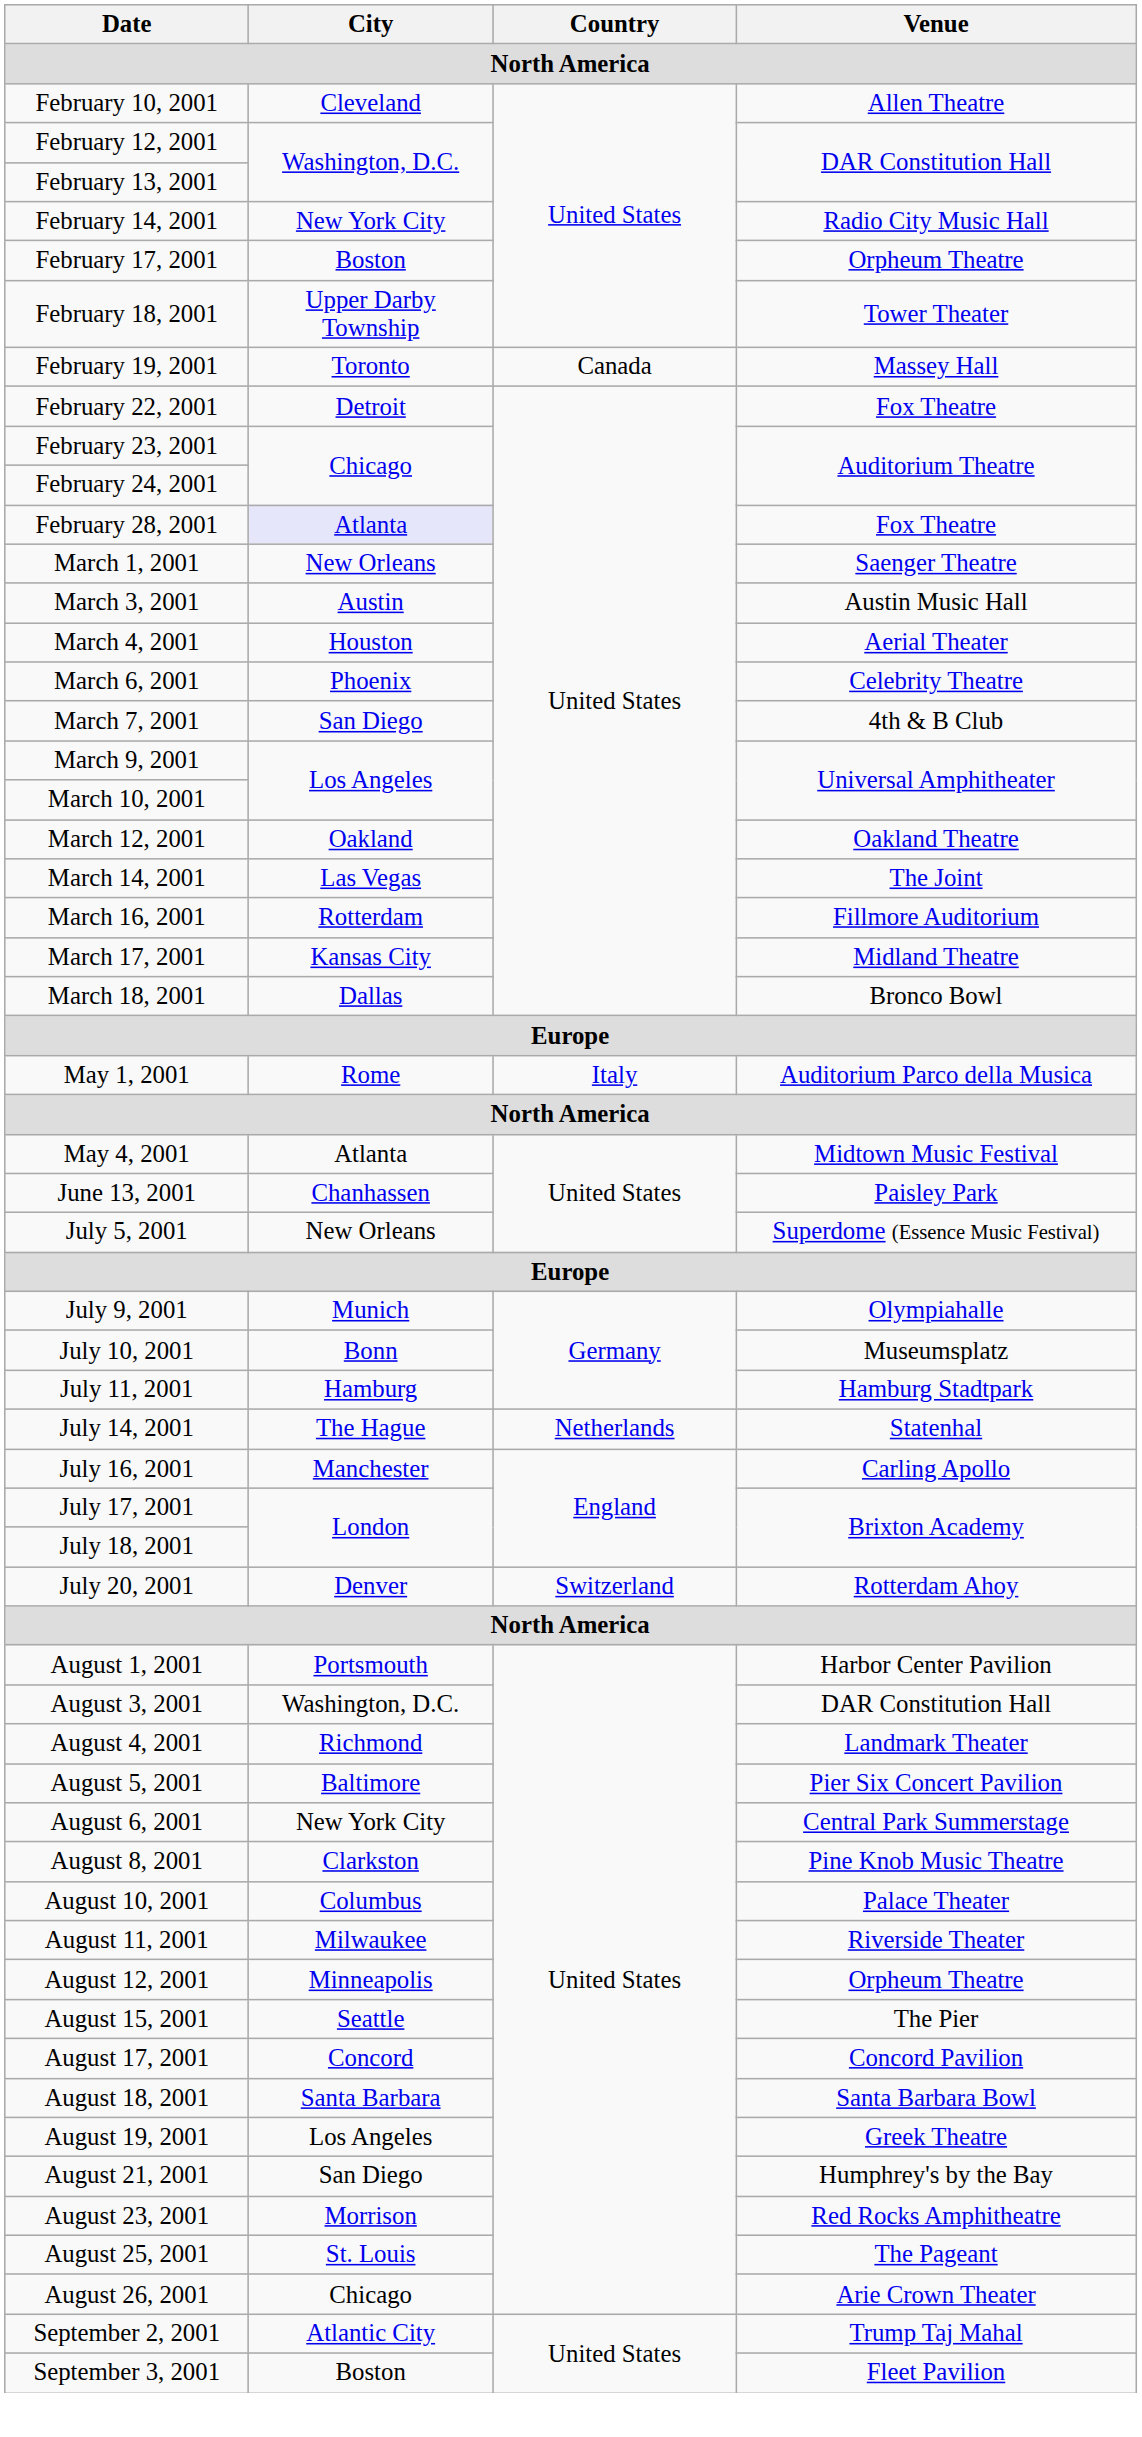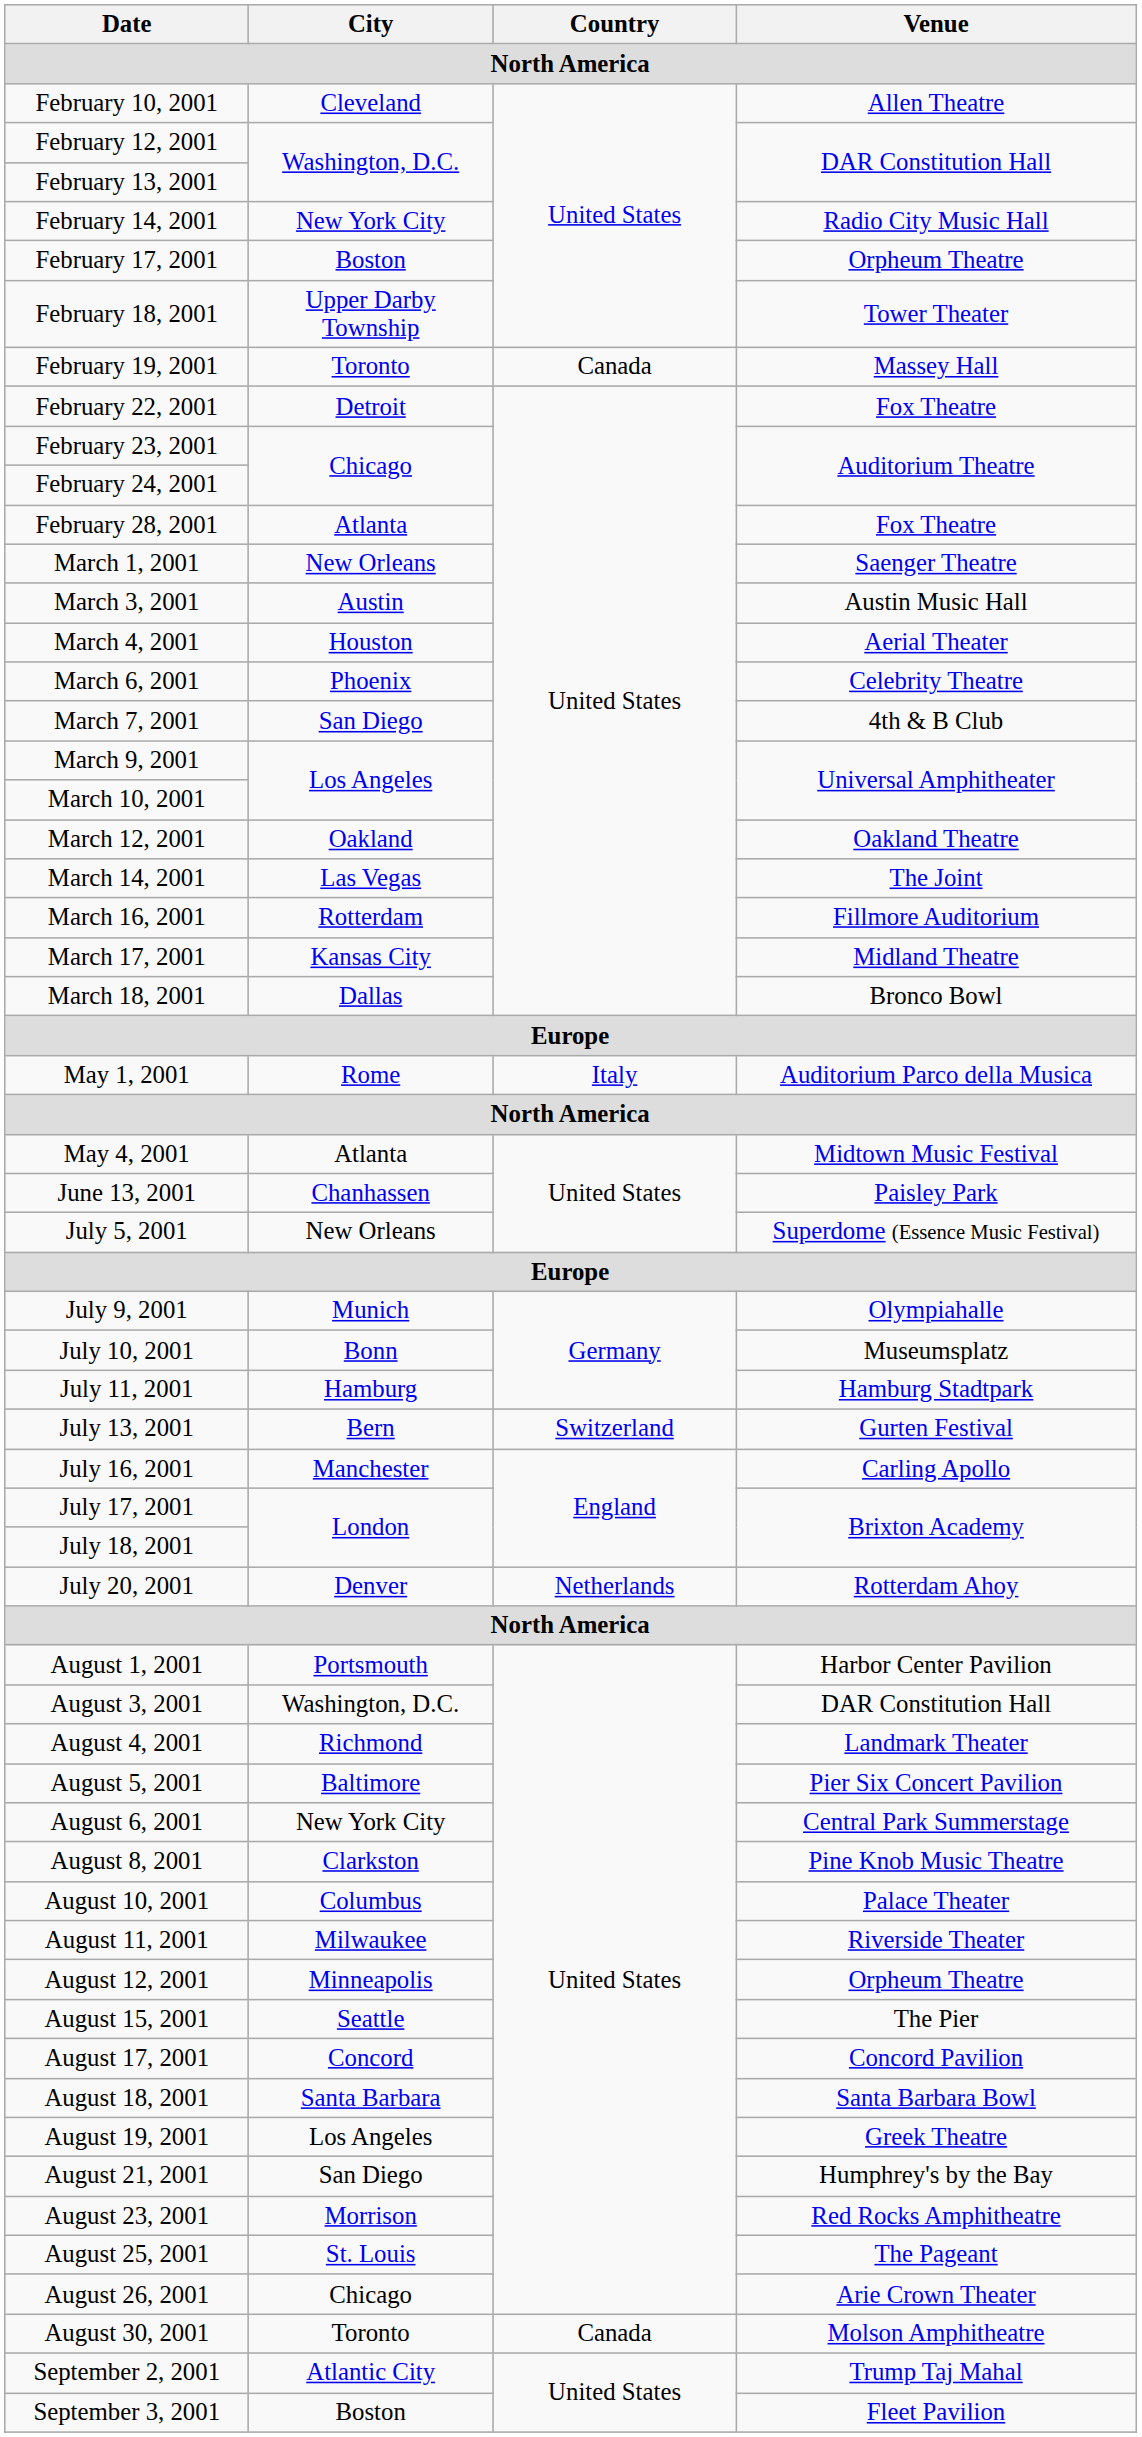(371, 524) lavender background -> (371, 524) no background
+ row: (127, 1428)
- row: (127, 1428)
(615, 1585) Switzerland -> (615, 1585) Netherlands
+ row: (127, 2333)
